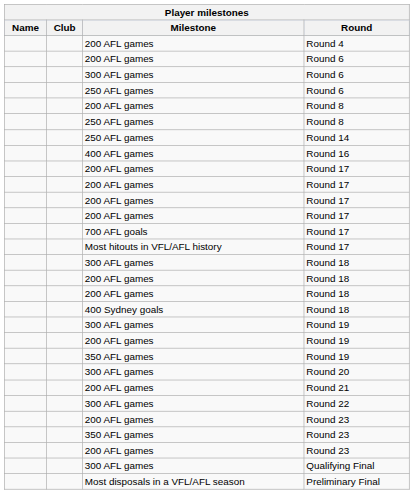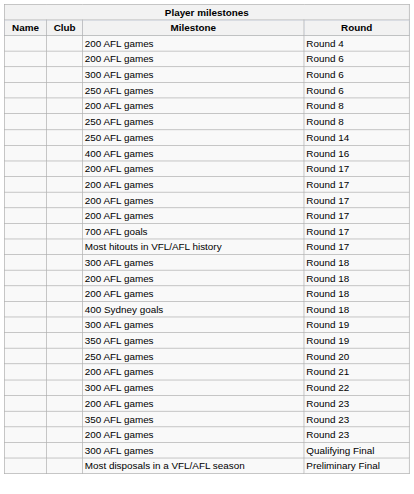- row: (119, 341)
+ row: (119, 356)
- row: (119, 372)
